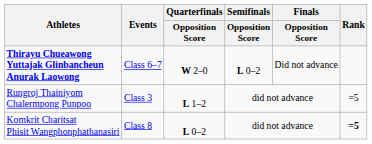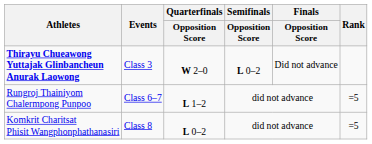(143, 65) Class 6–7 -> (138, 65) Class 3
(138, 98) Class 3 -> (143, 98) Class 6–7
(354, 126) bold -> (354, 126) normal
